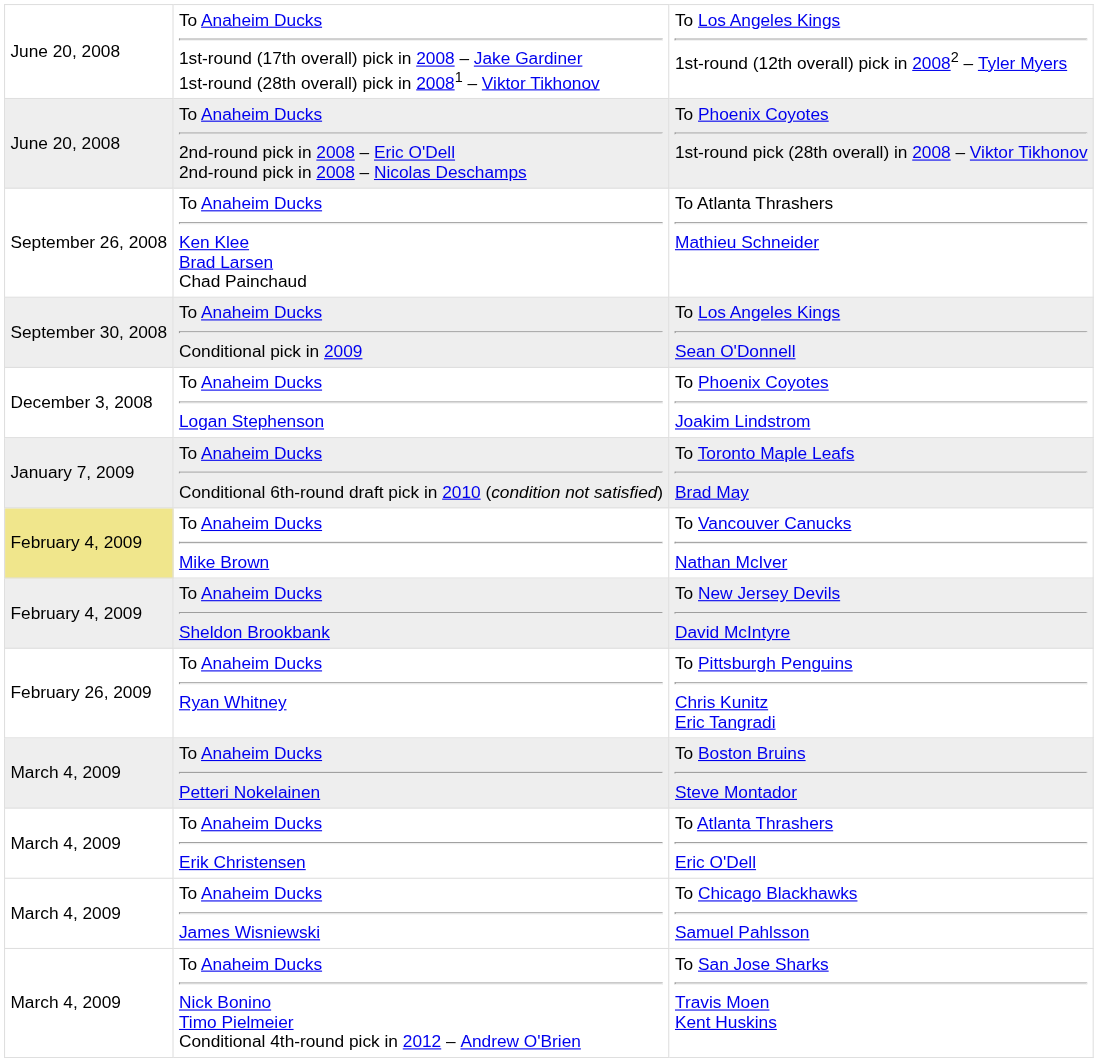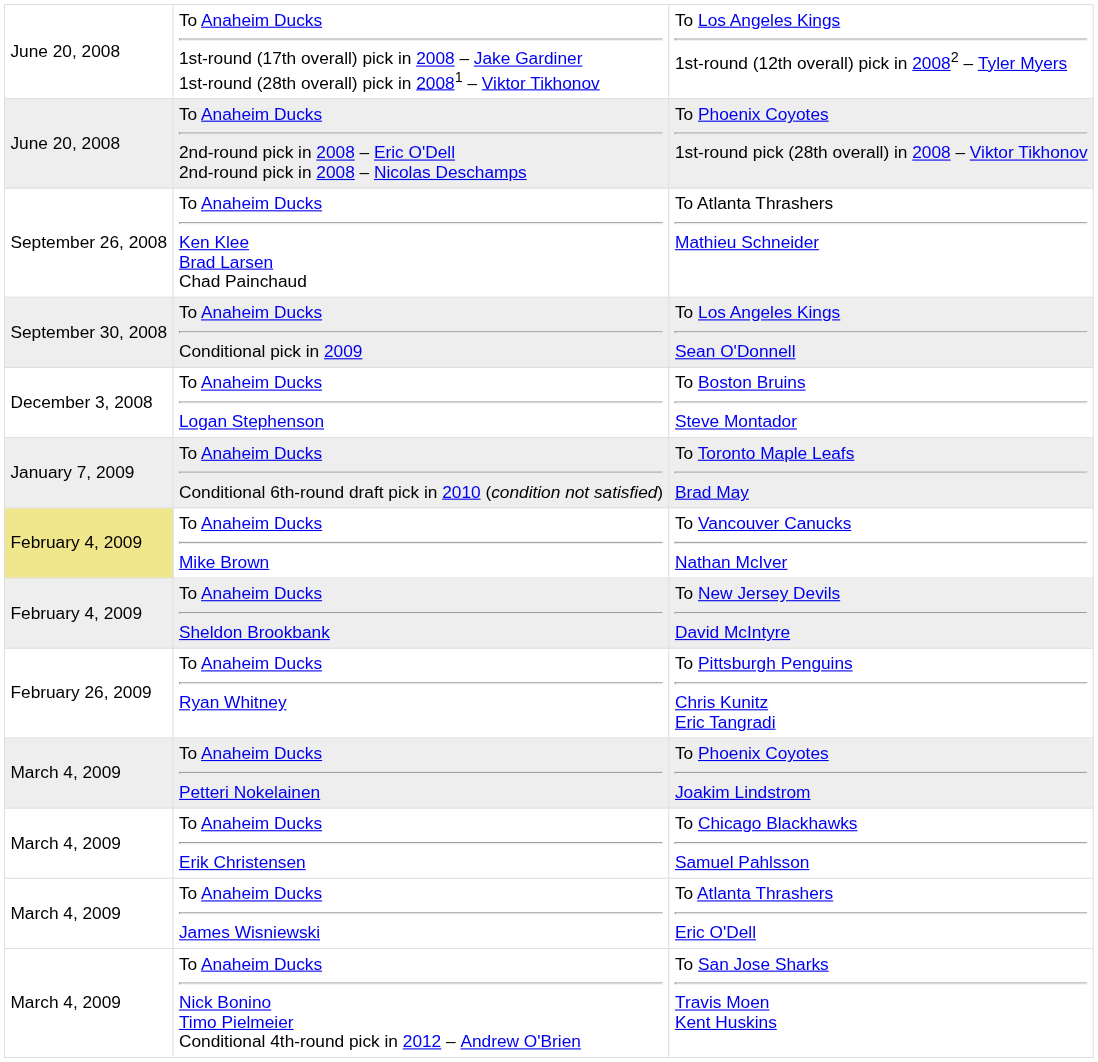(881, 402) To Phoenix Coyotes Joakim Lindstrom -> (881, 402) To Boston Bruins Steve Montador
(881, 773) To Boston Bruins Steve Montador -> (881, 773) To Phoenix Coyotes Joakim Lindstrom
(881, 843) To Atlanta Thrashers Eric O'Dell -> (881, 843) To Chicago Blackhawks Samuel Pahlsson
(881, 913) To Chicago Blackhawks Samuel Pahlsson -> (881, 913) To Atlanta Thrashers Eric O'Dell
